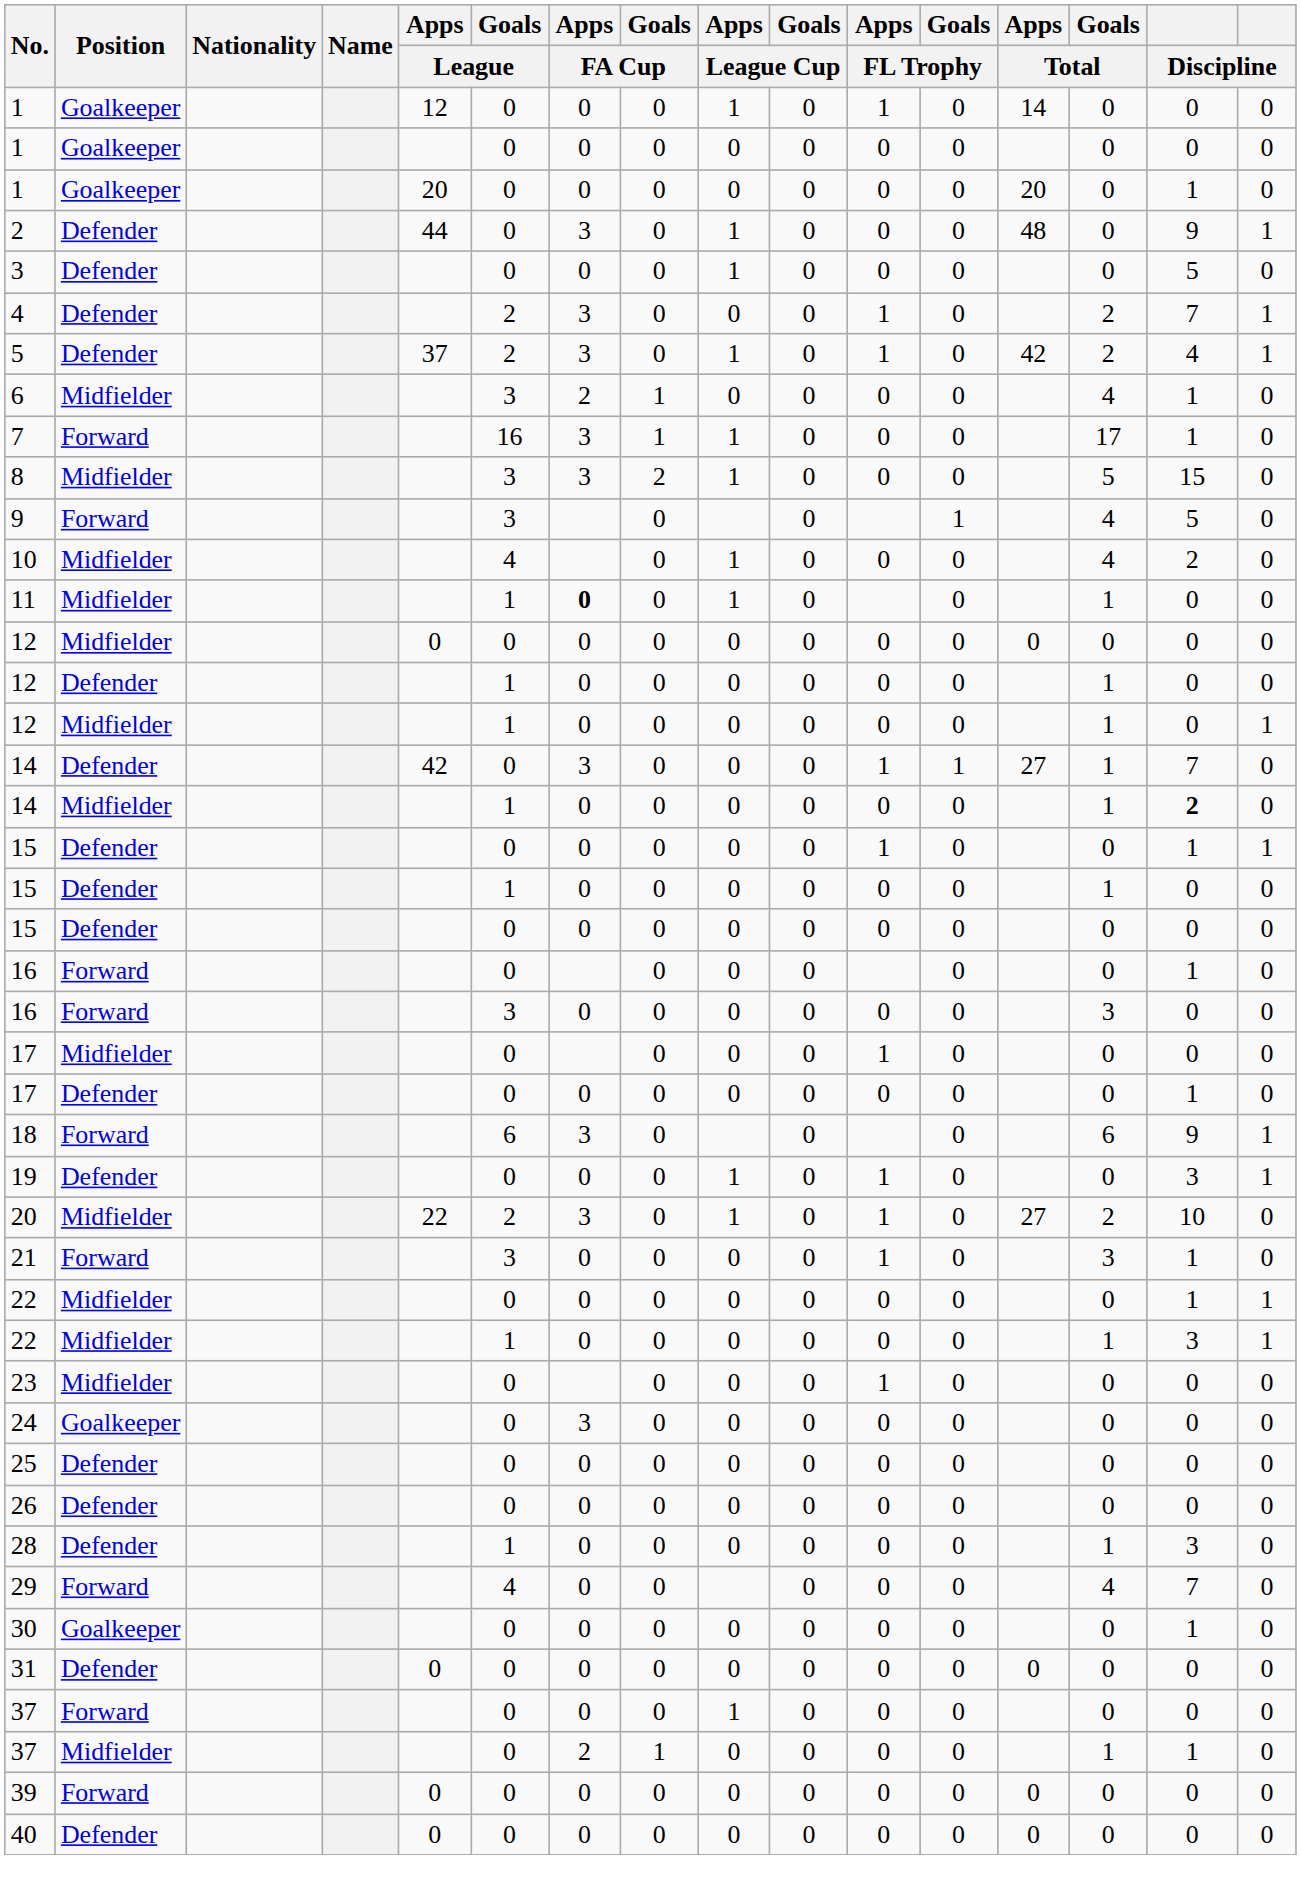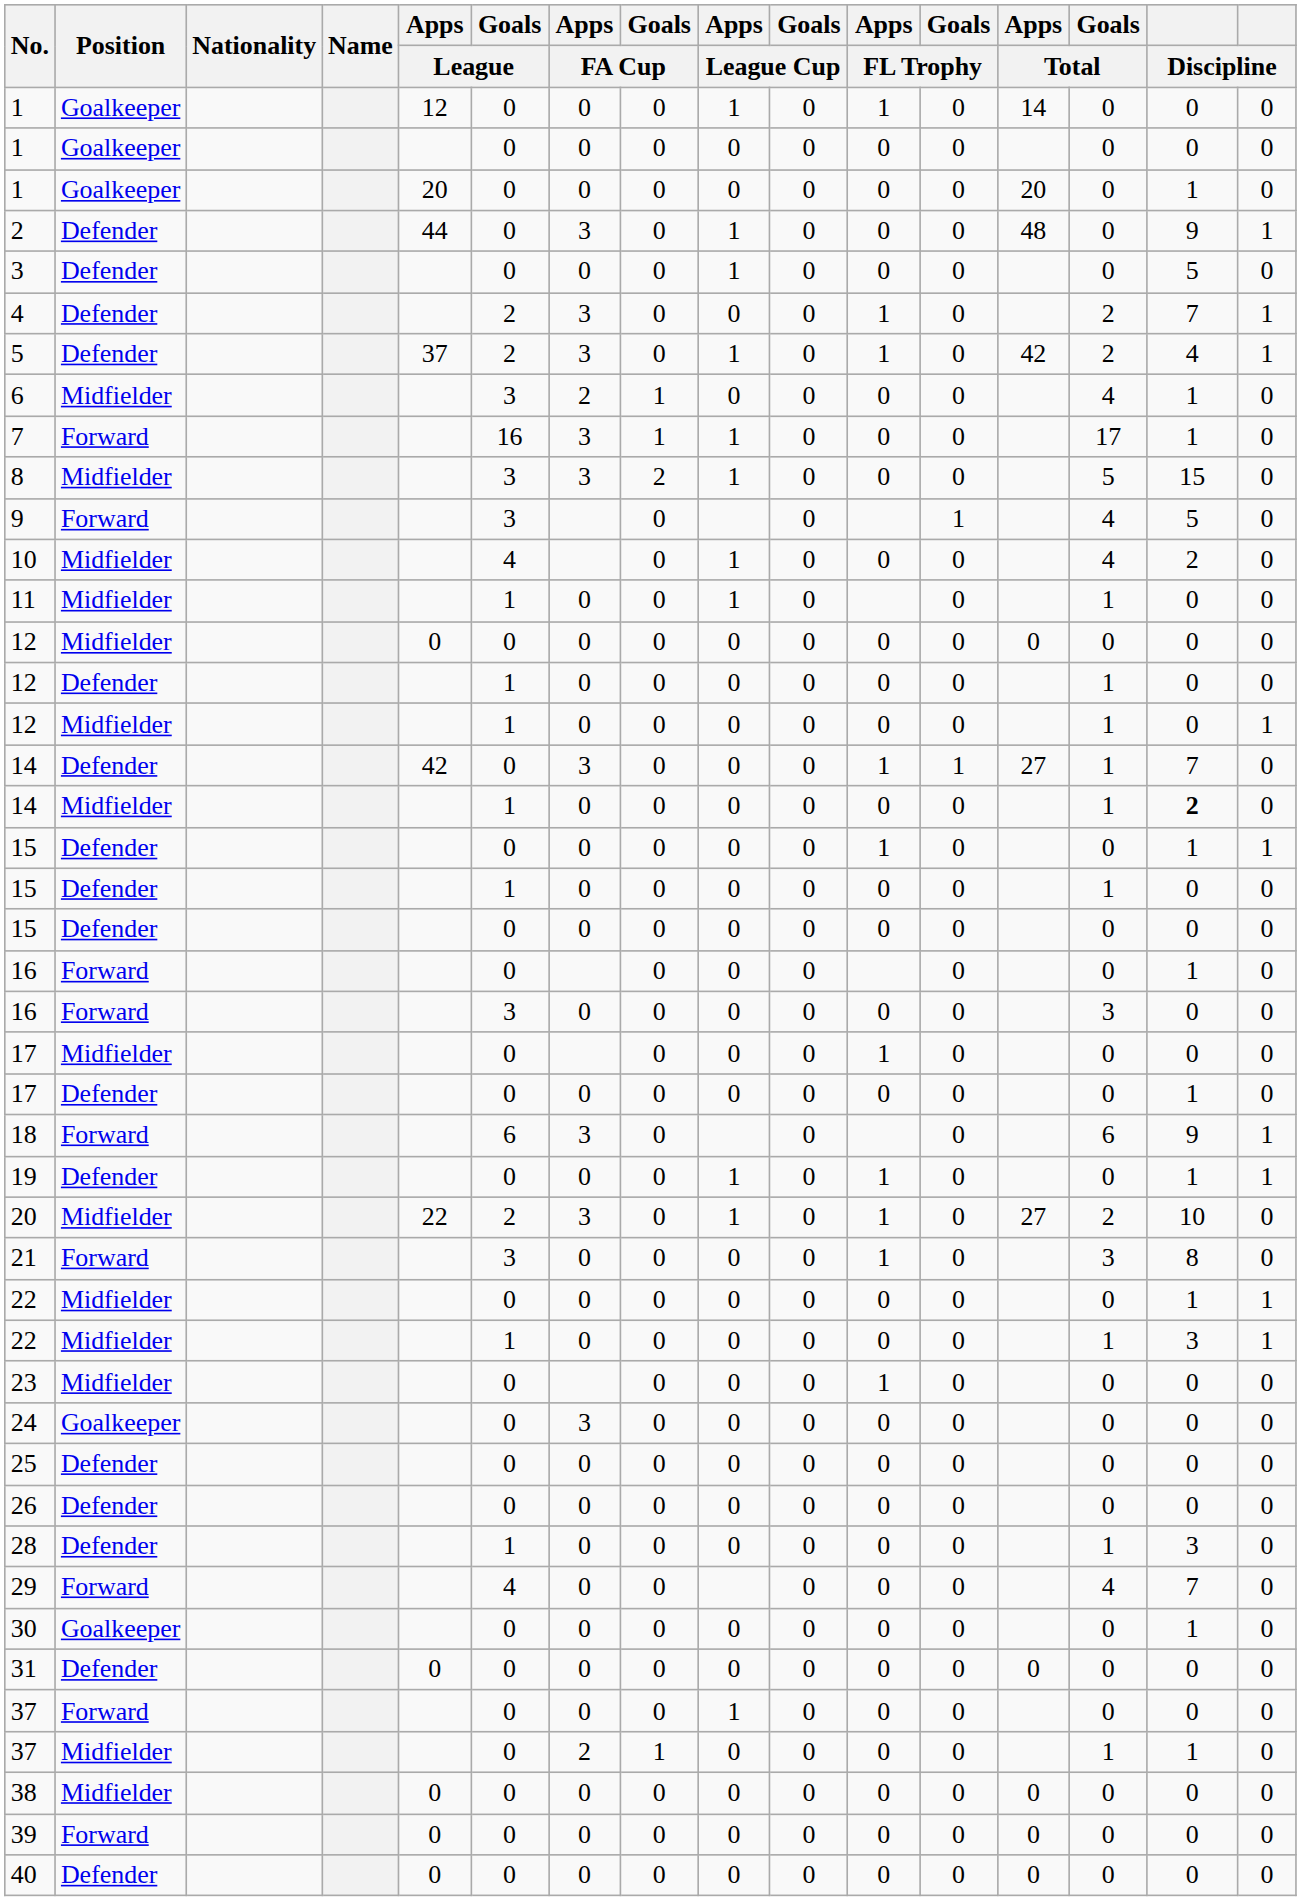(584, 600) bold -> (584, 600) normal
(1192, 1176) 3 -> (1192, 1176) 1
(1192, 1258) 1 -> (1192, 1258) 8
+ row: (24, 1792)
